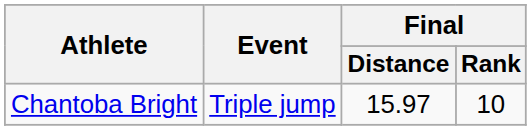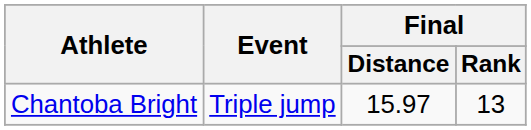(491, 105) 10 -> (491, 105) 13
